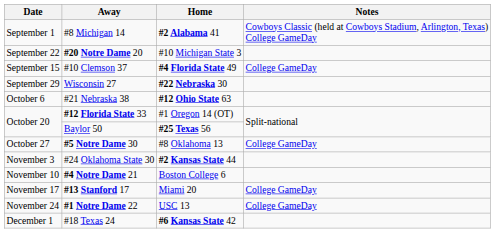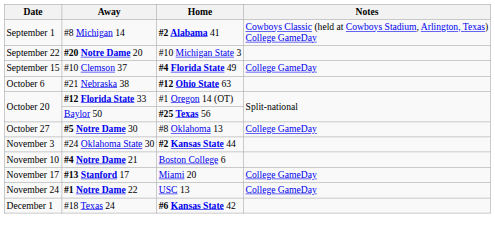- row: (90, 83)
